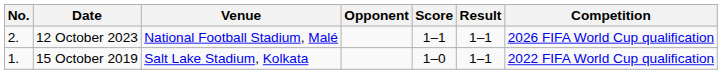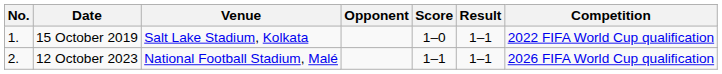rows swapped: (87, 59) <-> (87, 37)
